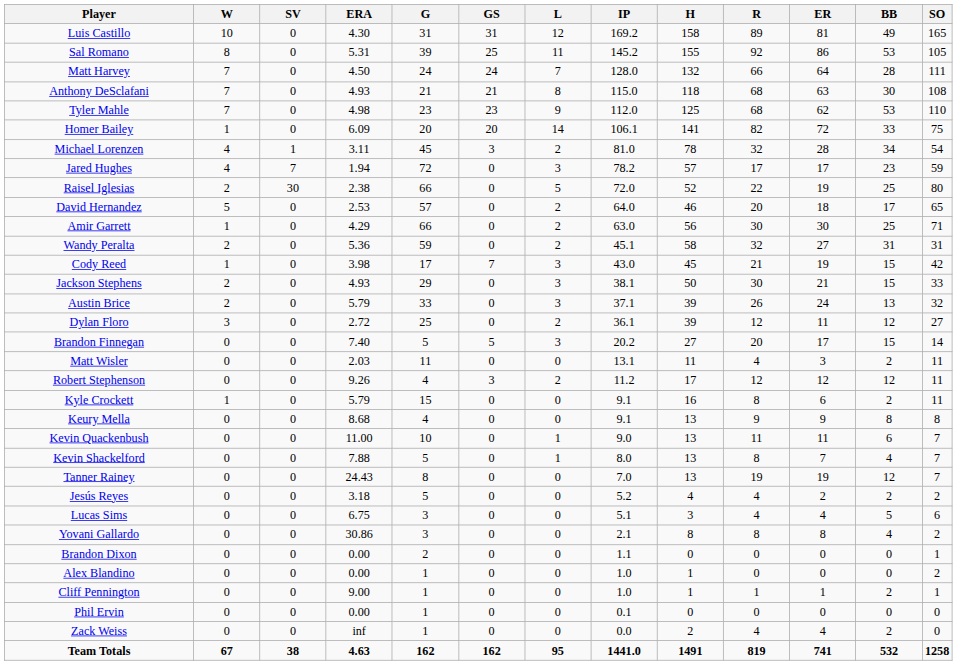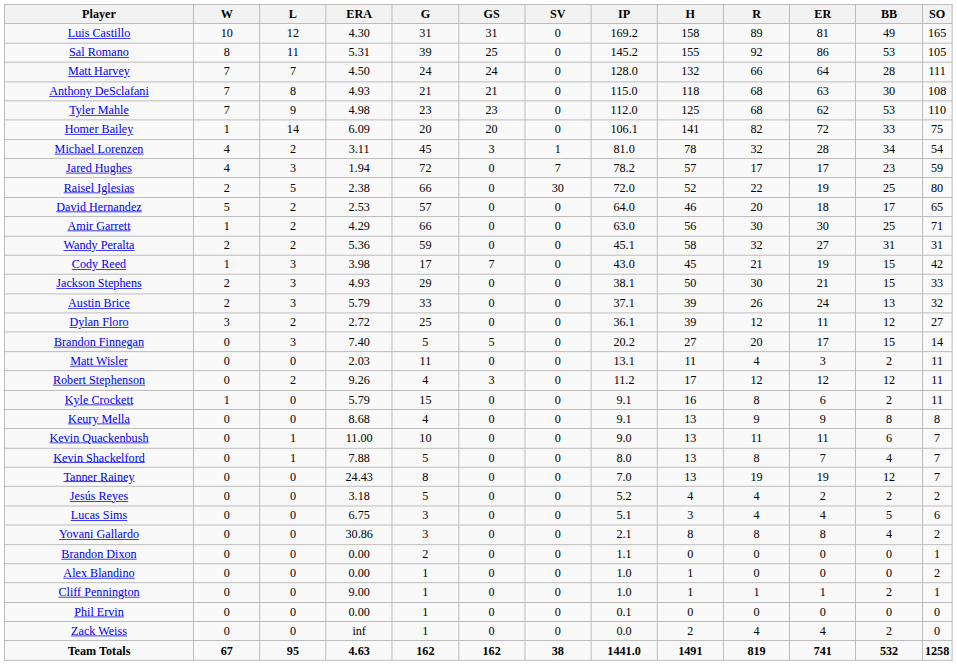columns swapped: (558, 14) <-> (293, 14)
